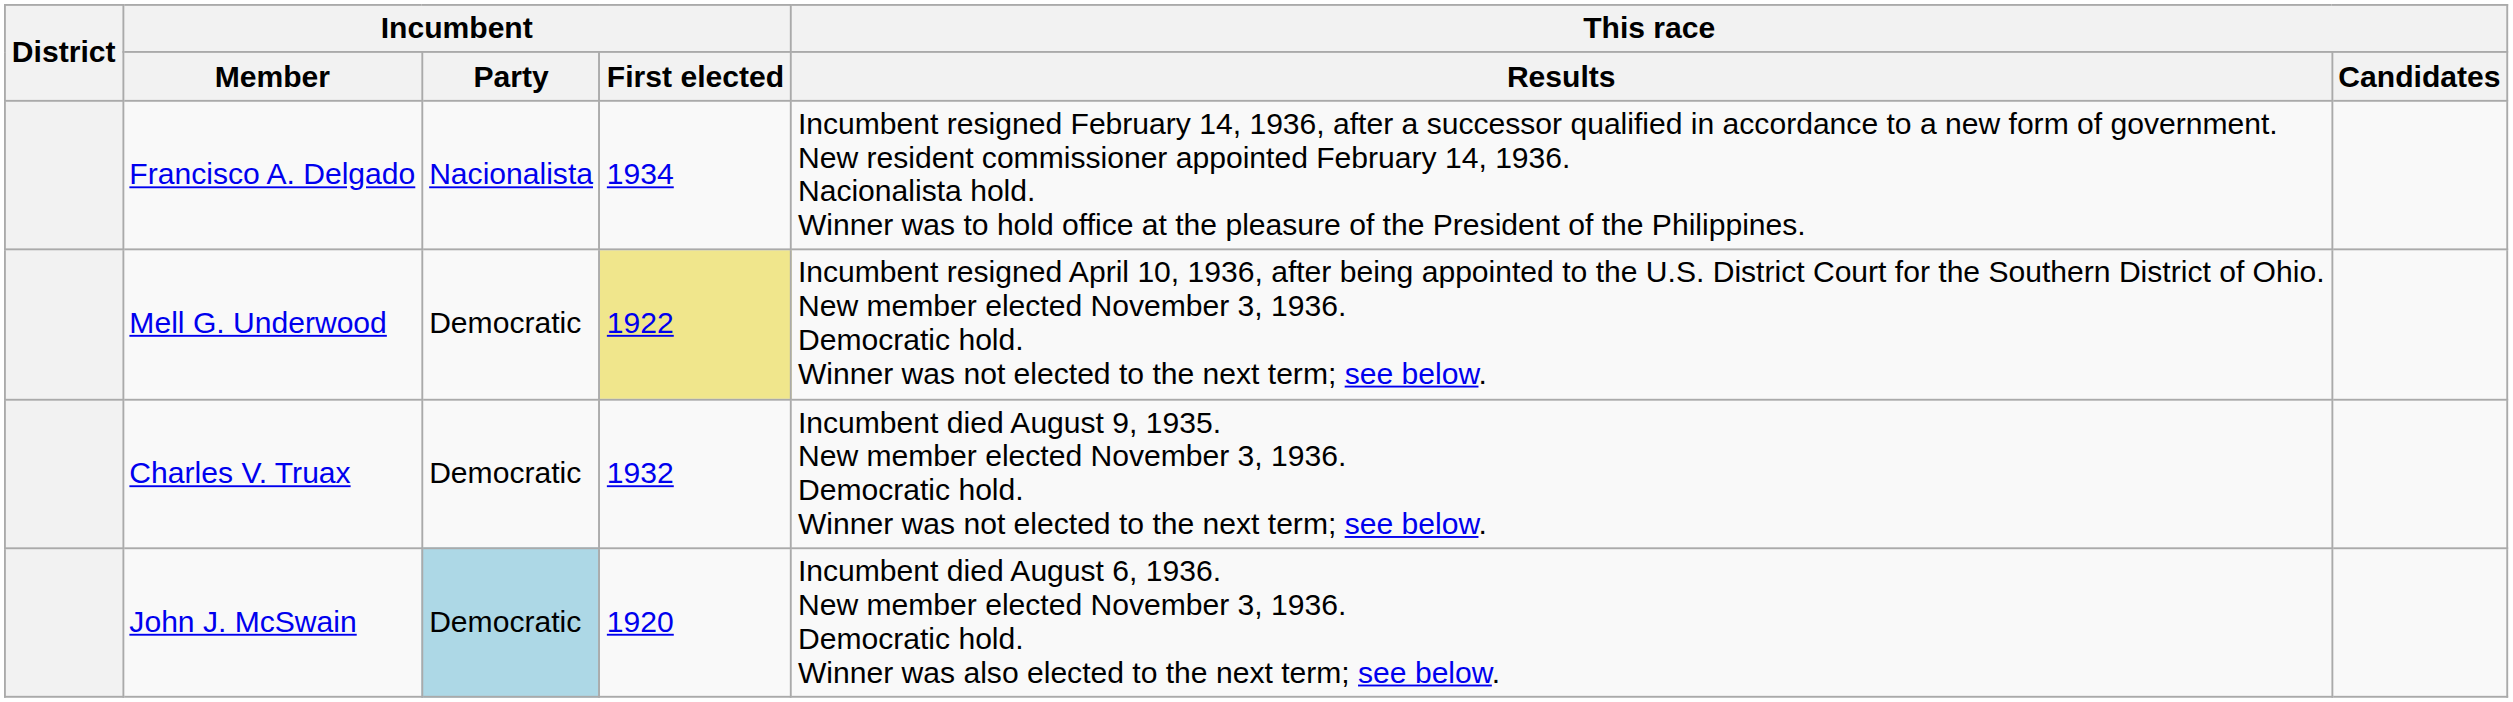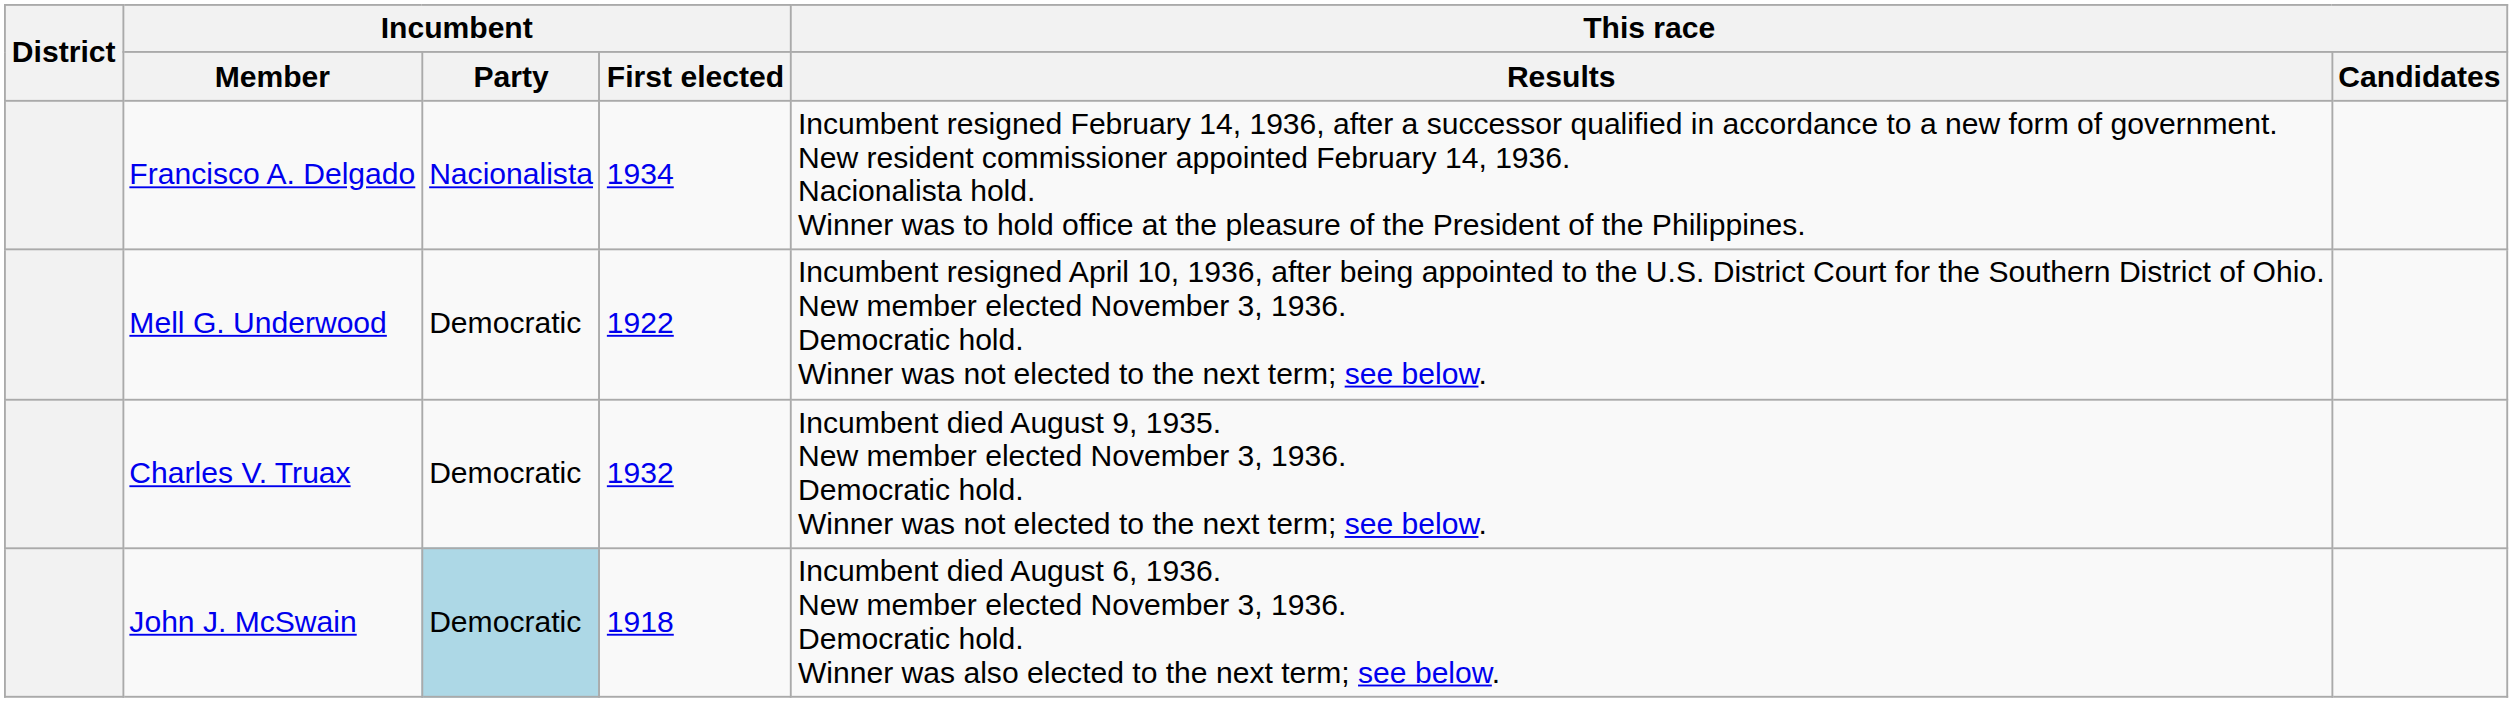(640, 323) khaki background -> (640, 323) no background
(640, 622) 1920 -> (640, 622) 1918
